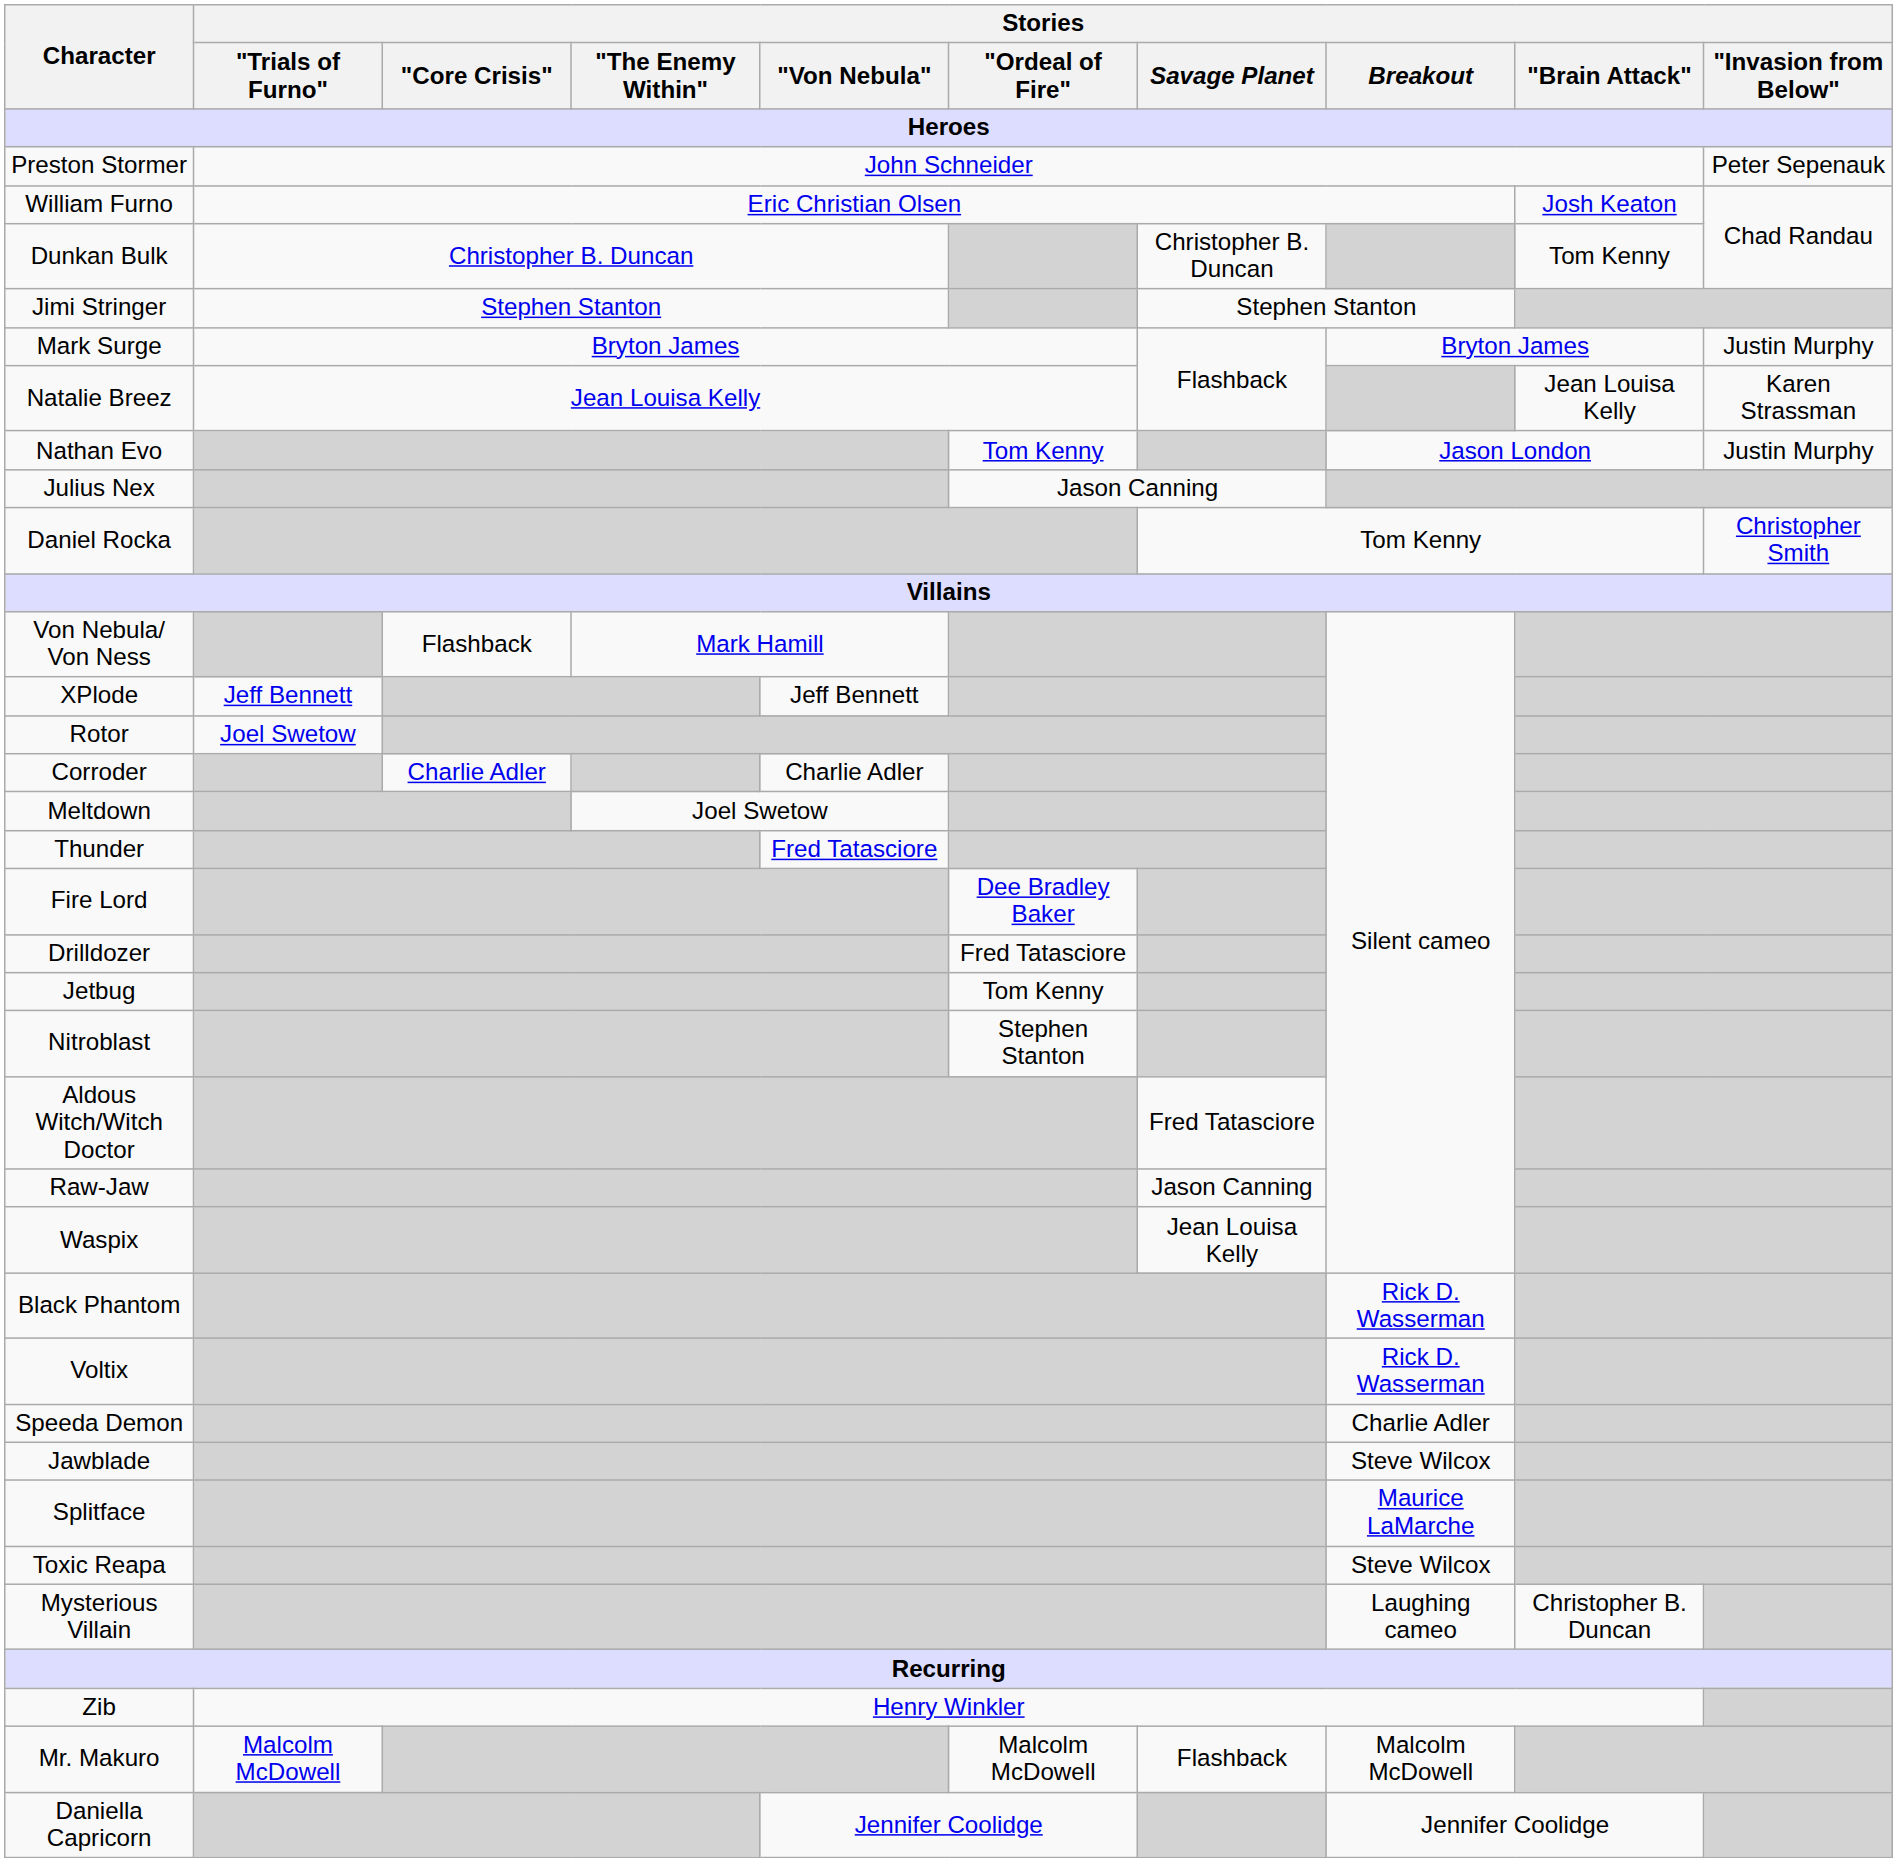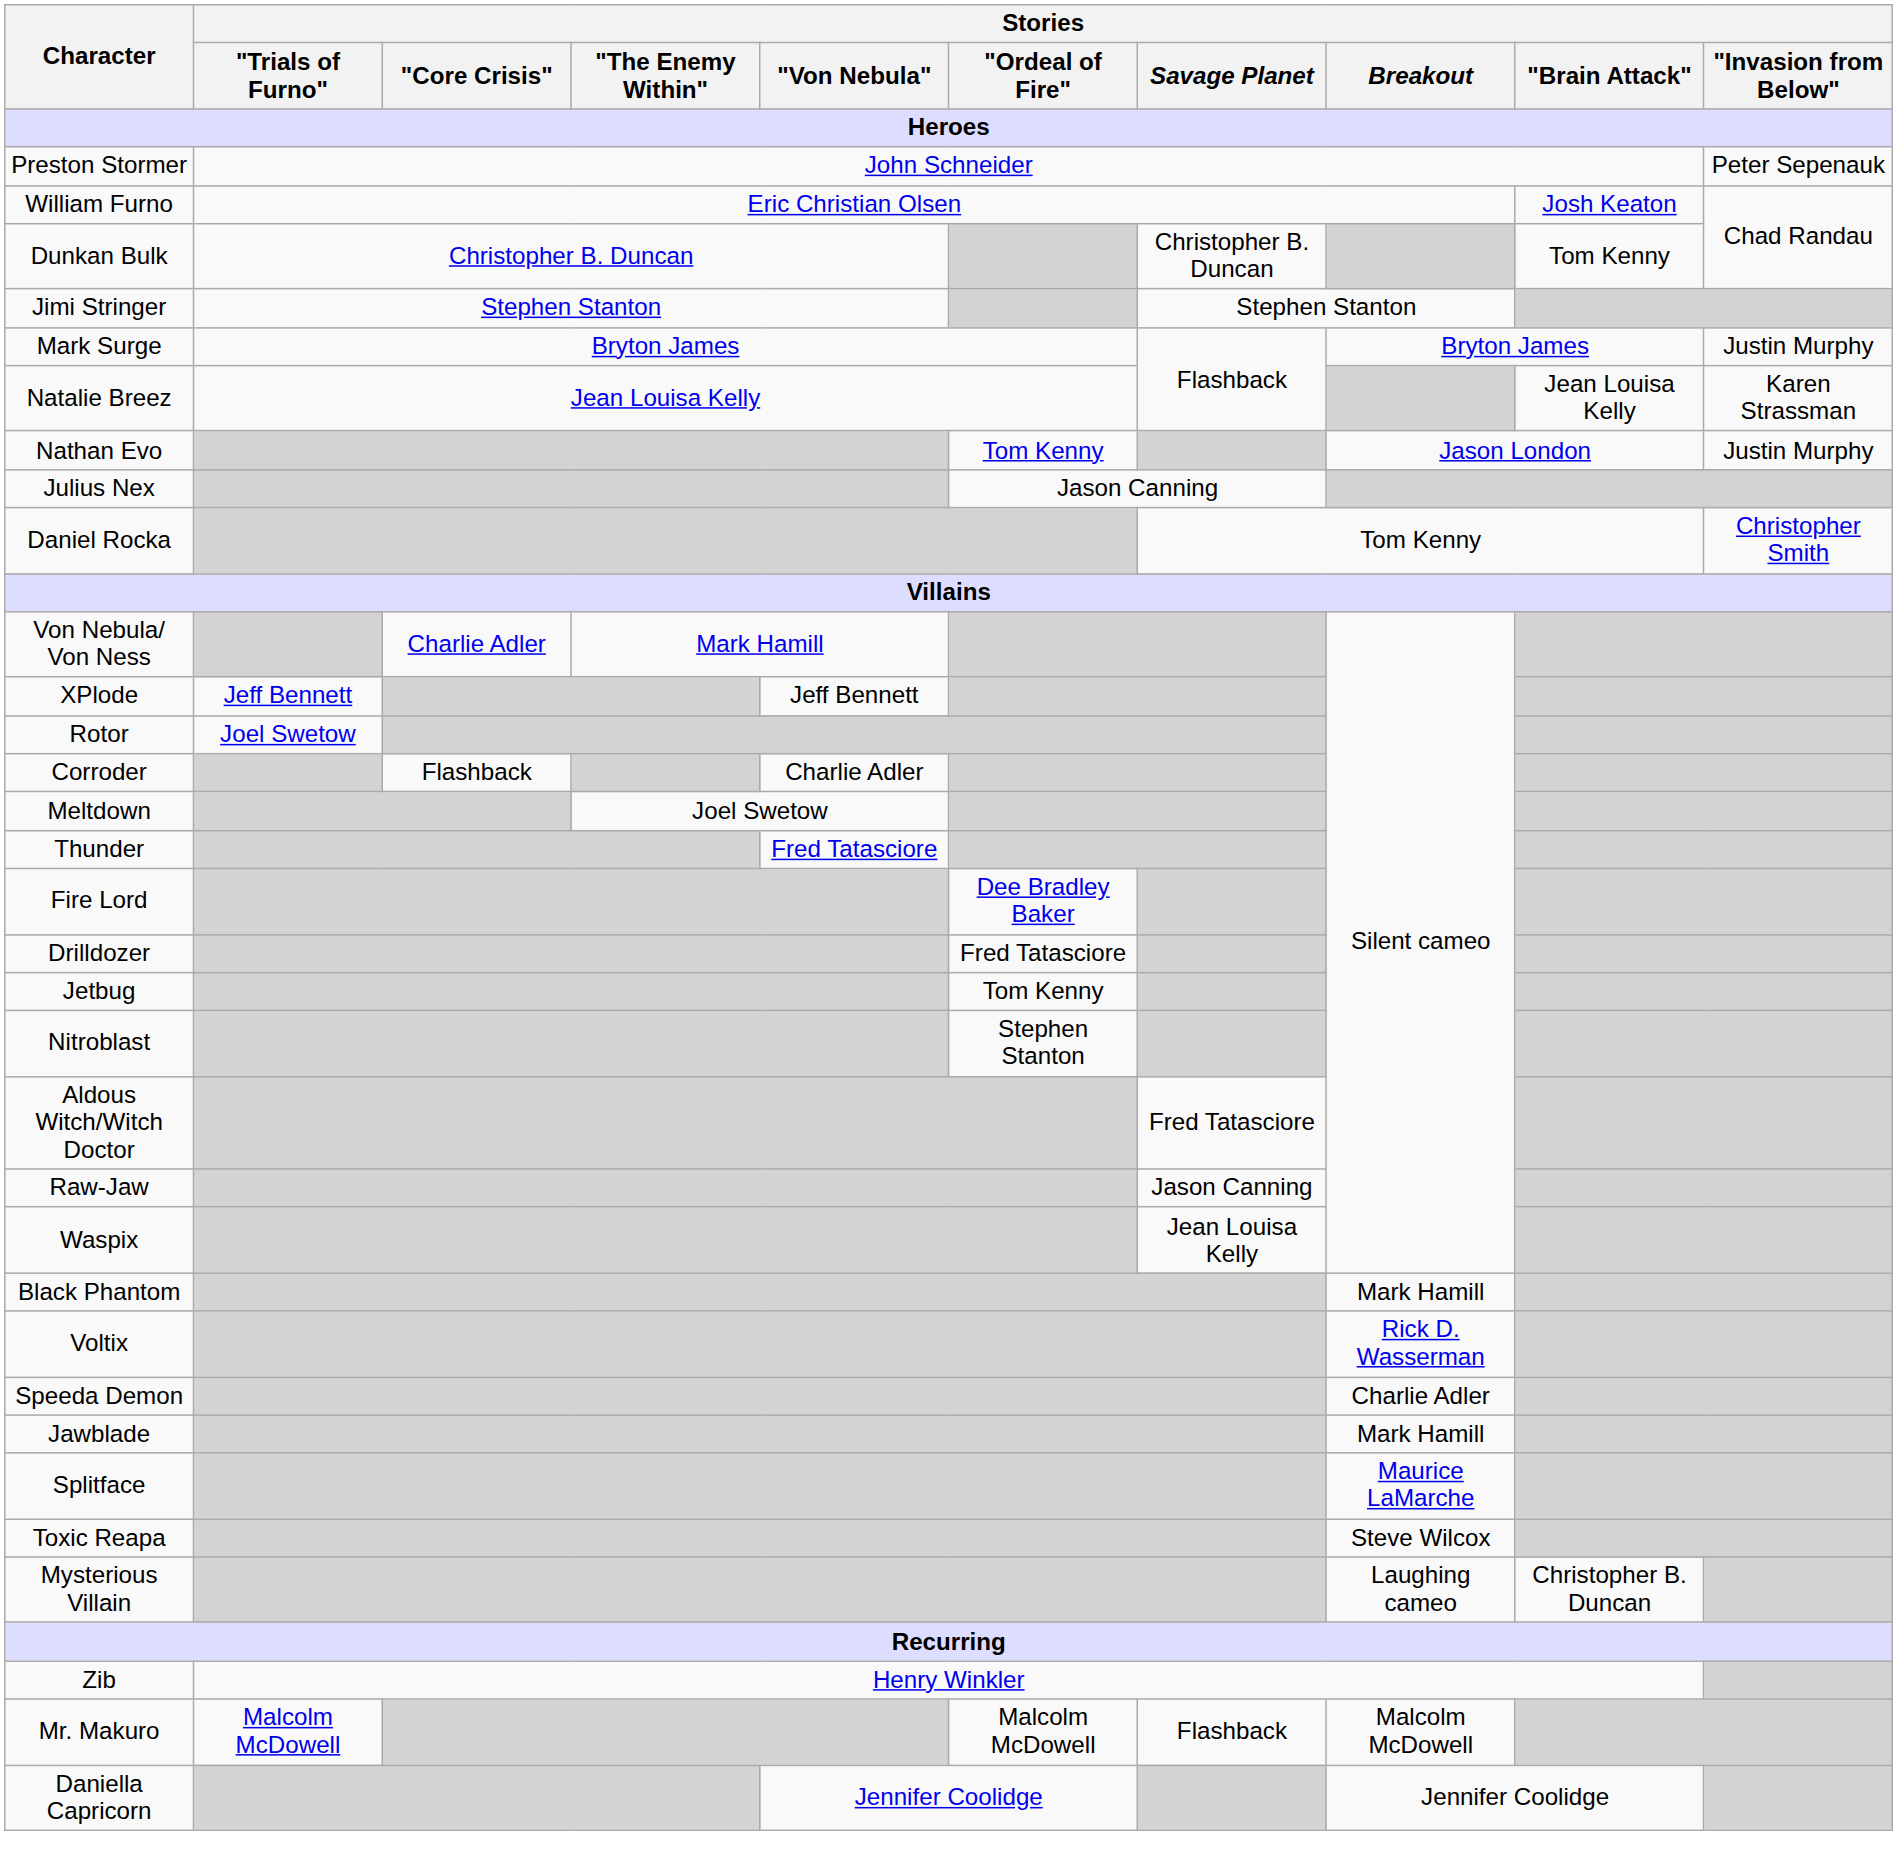(477, 644) Flashback -> (477, 644) Charlie Adler
(477, 772) Charlie Adler -> (477, 772) Flashback
(1421, 1305) Rick D. Wasserman -> (1421, 1291) Mark Hamill
(1421, 1460) Steve Wilcox -> (1421, 1433) Mark Hamill
